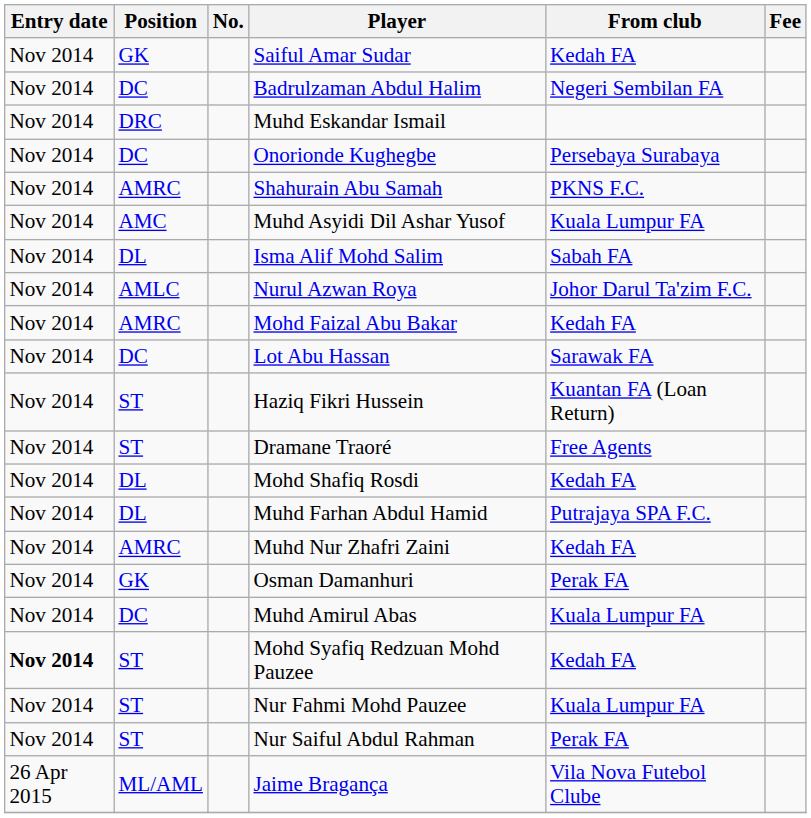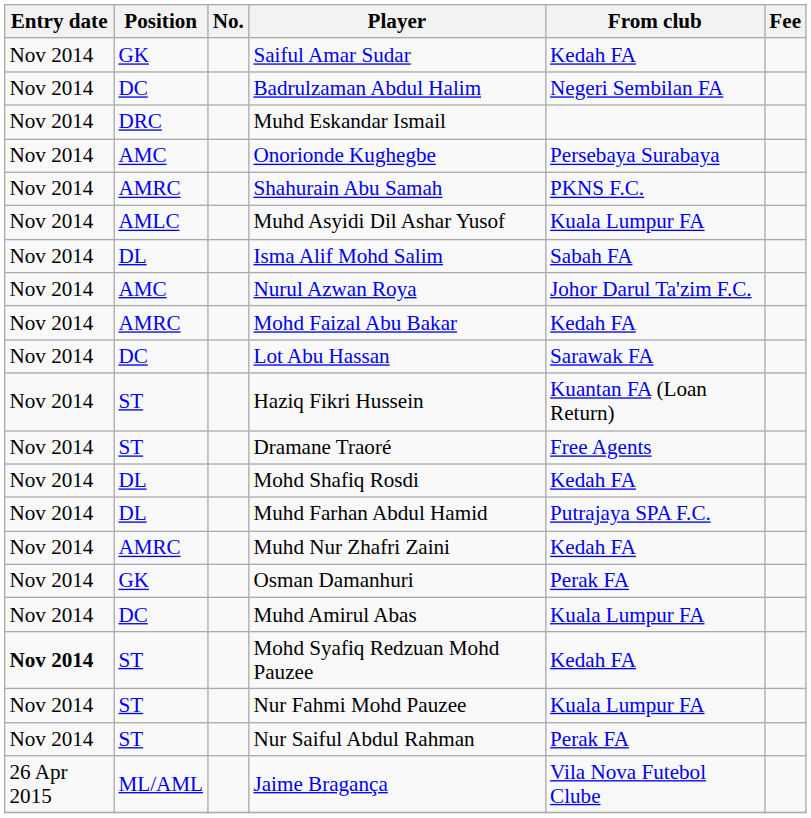(133, 155) DC -> (143, 155) AMC
(143, 222) AMC -> (149, 222) AMLC
(149, 289) AMLC -> (143, 289) AMC
